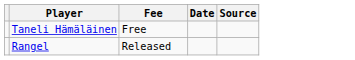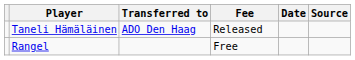+ column: (165, 13)
(134, 30) Free -> (238, 30) Released
(146, 46) Released -> (226, 46) Free
